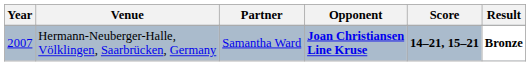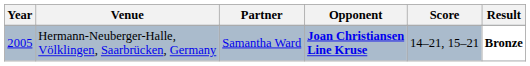(20, 43) 2007 -> (20, 43) 2005
(445, 43) bold -> (445, 43) normal
